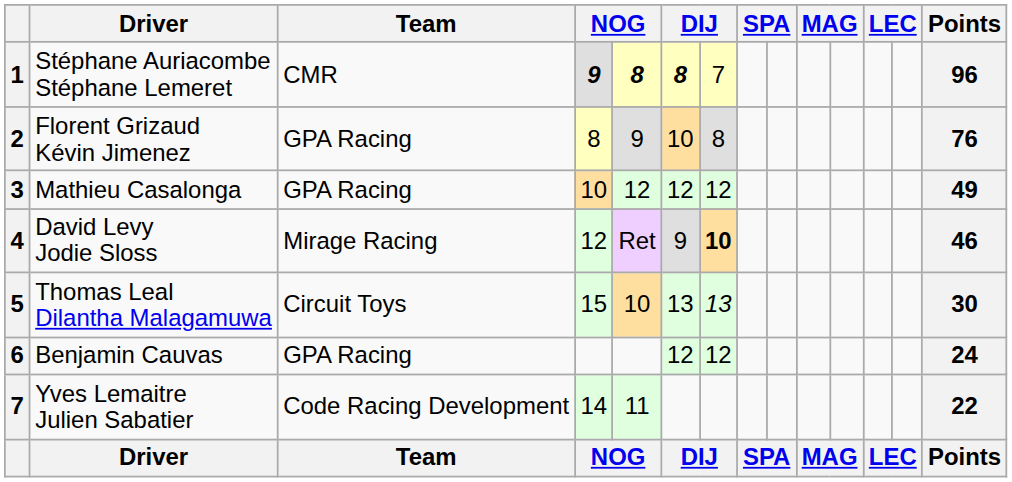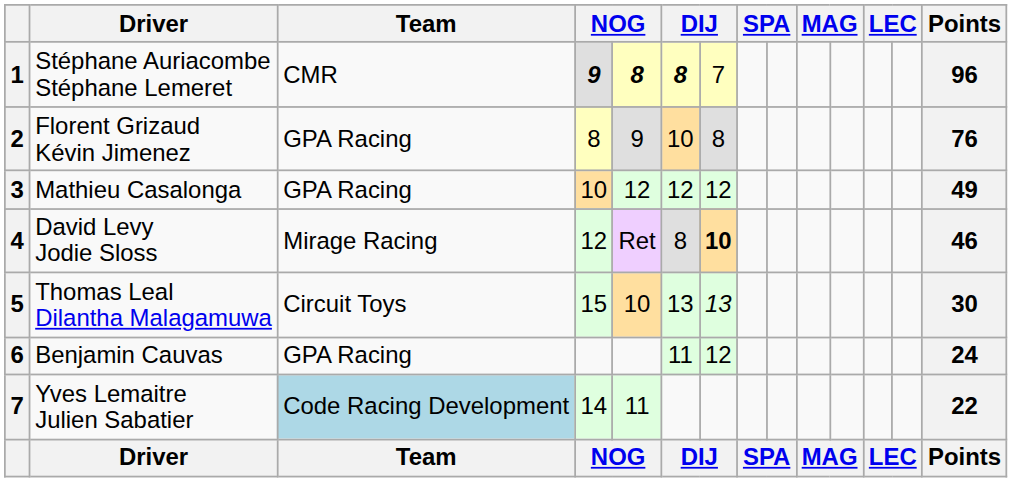(680, 240) 9 -> (680, 240) 8
(680, 355) 12 -> (680, 355) 11
(426, 406) no background -> (426, 406) lightblue background
